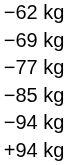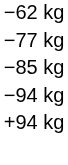- row: (34, 40)
